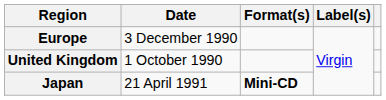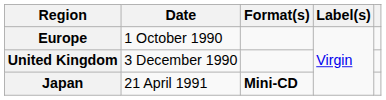(181, 38) 3 December 1990 -> (173, 38) 1 October 1990
(173, 60) 1 October 1990 -> (181, 60) 3 December 1990
